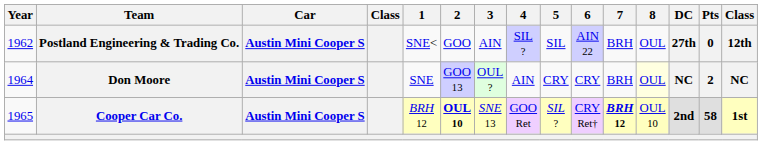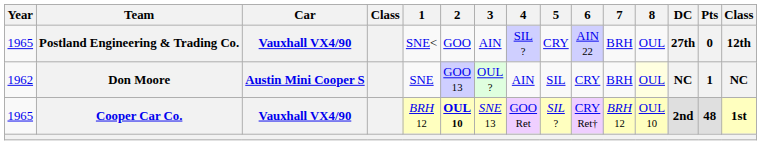(20, 43) 1962 -> (20, 43) 1965
(305, 43) Austin Mini Cooper S -> (305, 43) Vauxhall VX4/90
(556, 43) SIL -> (556, 43) CRY
(20, 79) 1964 -> (20, 79) 1962
(556, 79) CRY -> (556, 79) SIL
(710, 79) 2 -> (710, 79) 1
(305, 115) Austin Mini Cooper S -> (305, 115) Vauxhall VX4/90
(620, 115) bold -> (619, 115) normal
(710, 115) 58 -> (710, 115) 48
